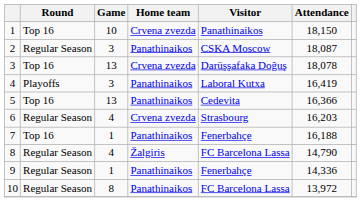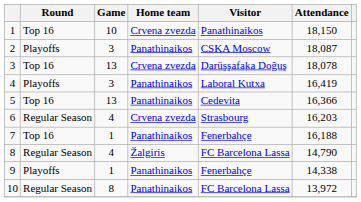(58, 48) Regular Season -> (41, 48) Playoffs
(58, 170) Regular Season -> (41, 170) Playoffs
(322, 170) 14,336 -> (322, 170) 14,338
